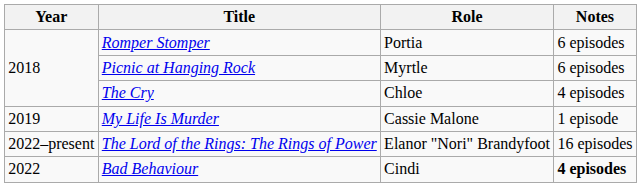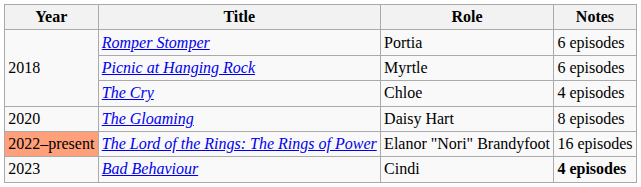- row: (160, 118)
+ row: (148, 118)
(51, 144) no background -> (51, 144) lightsalmon background
(24, 169) 2022 -> (24, 169) 2023
